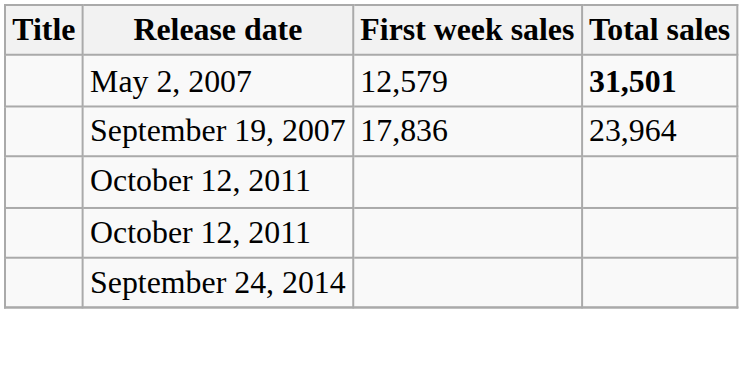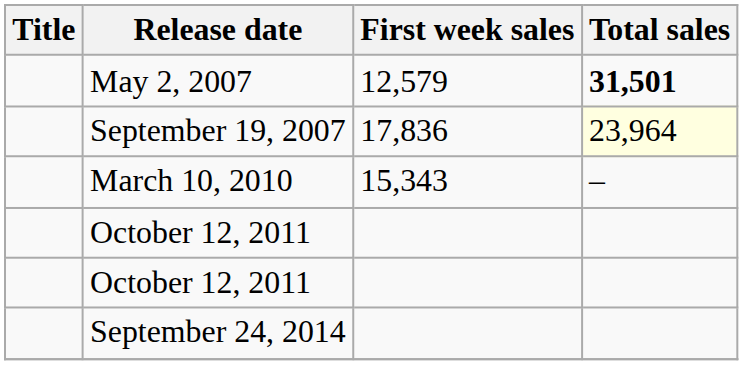(633, 130) no background -> (633, 130) lightyellow background
+ row: (191, 181)
